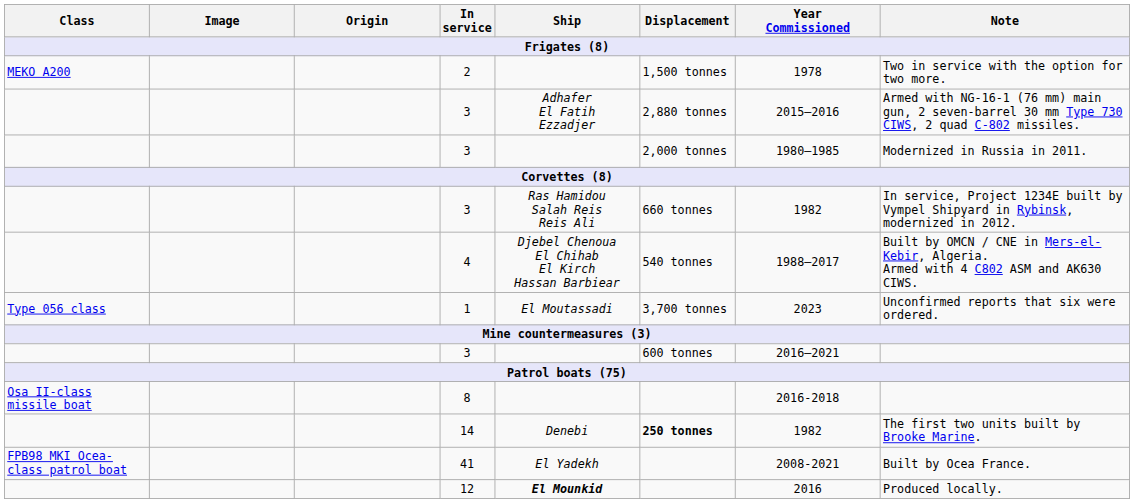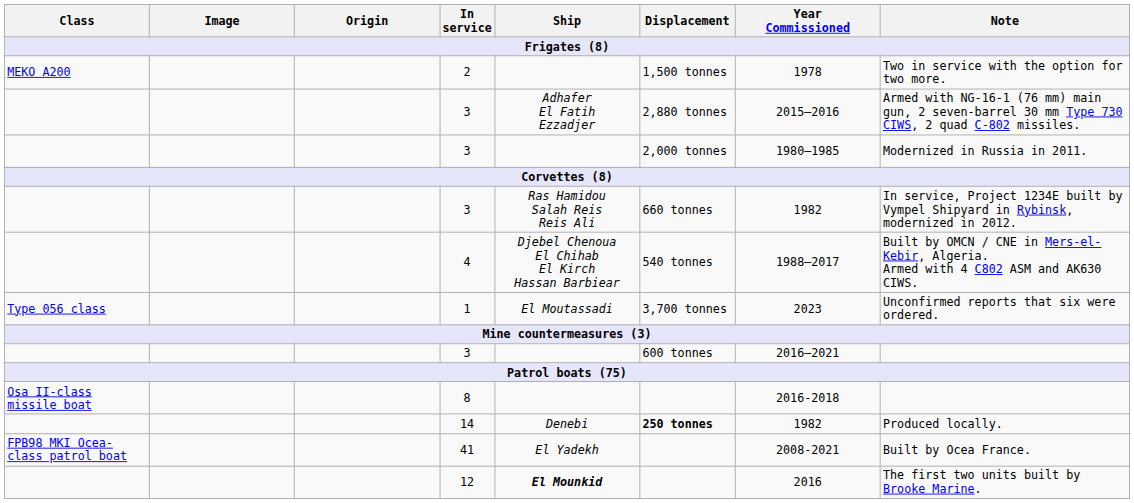(982, 431) The first two units built by Brooke Marine. -> (943, 424) Produced locally.
(943, 489) Produced locally. -> (982, 482) The first two units built by Brooke Marine.
